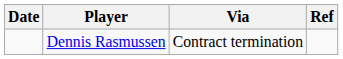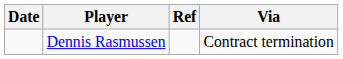columns swapped: (238, 16) <-> (322, 16)
